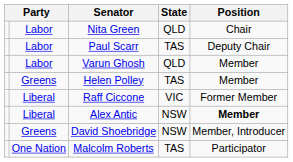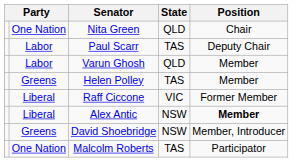(39, 30) Labor -> (39, 30) One Nation
